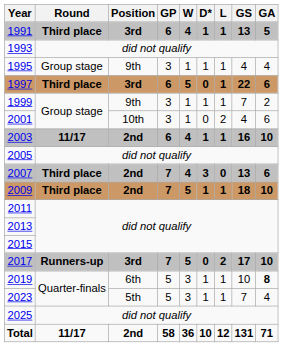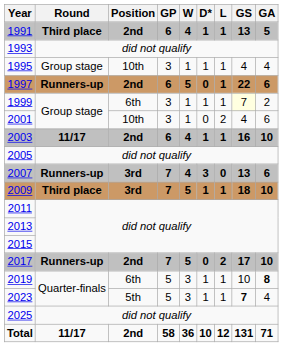(133, 31) 3rd -> (133, 31) 2nd
(133, 66) 9th -> (133, 66) 10th
(72, 84) Third place -> (72, 84) Runners-up
(133, 84) 3rd -> (133, 84) 2nd
(133, 102) 9th -> (133, 102) 6th
(244, 102) no background -> (244, 102) lightyellow background
(72, 173) Third place -> (72, 173) Runners-up
(133, 173) 2nd -> (133, 173) 3rd
(133, 191) 2nd -> (133, 191) 3rd
(133, 262) 3rd -> (133, 262) 2nd
(244, 297) normal -> (244, 297) bold
